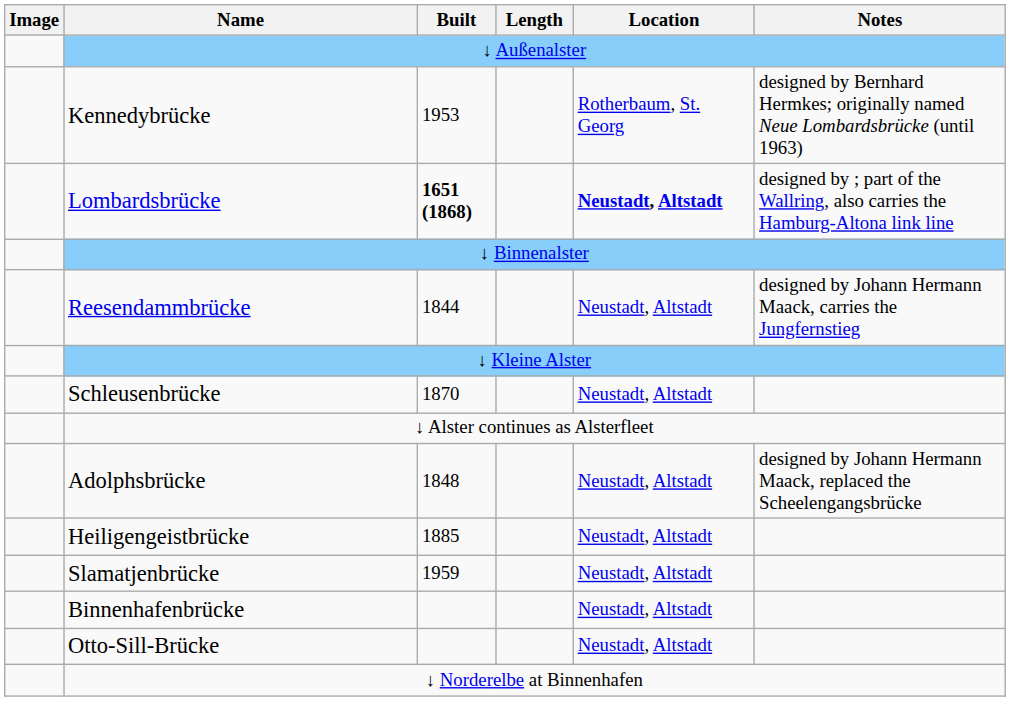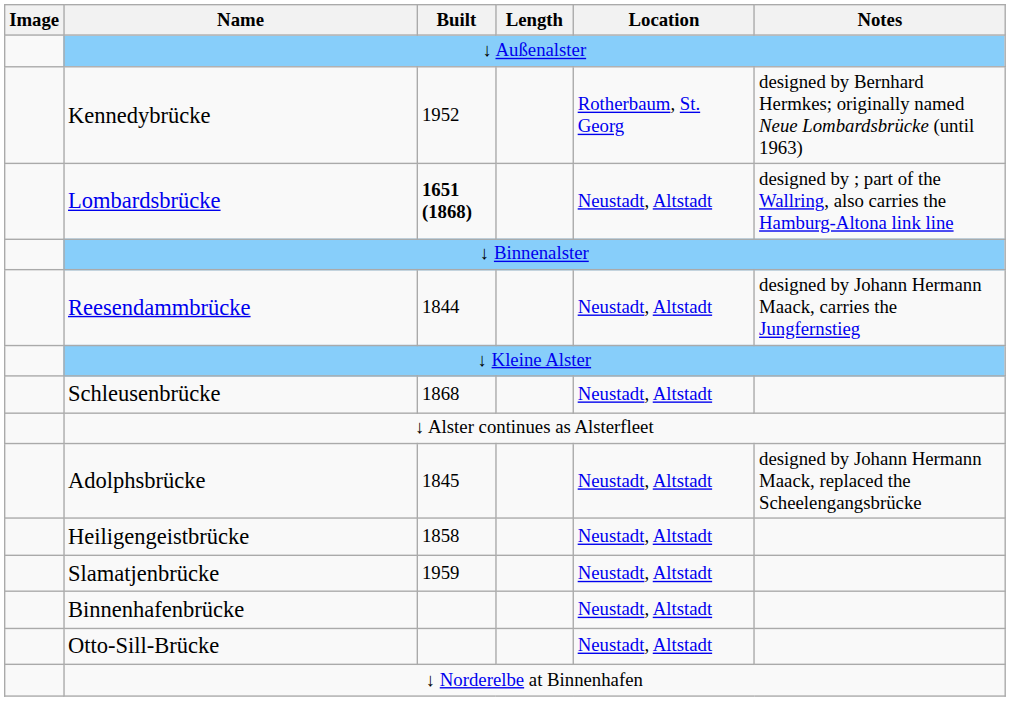(441, 114) 1953 -> (441, 114) 1952
(650, 200) bold -> (645, 200) normal
(441, 393) 1870 -> (441, 393) 1868
(441, 480) 1848 -> (441, 480) 1845
(441, 536) 1885 -> (441, 536) 1858
